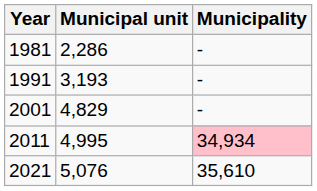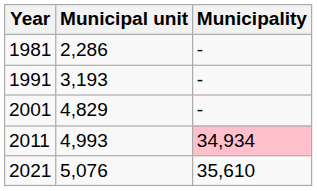(84, 140) 4,995 -> (84, 140) 4,993
